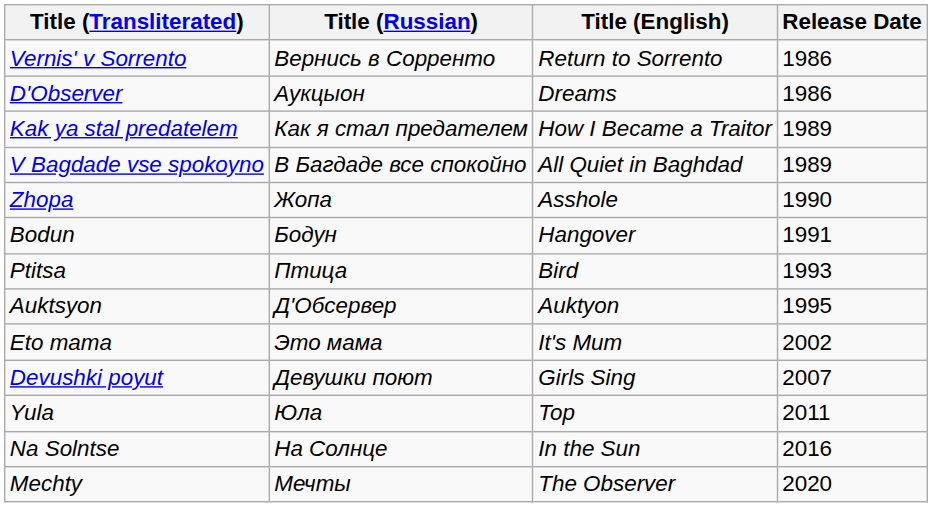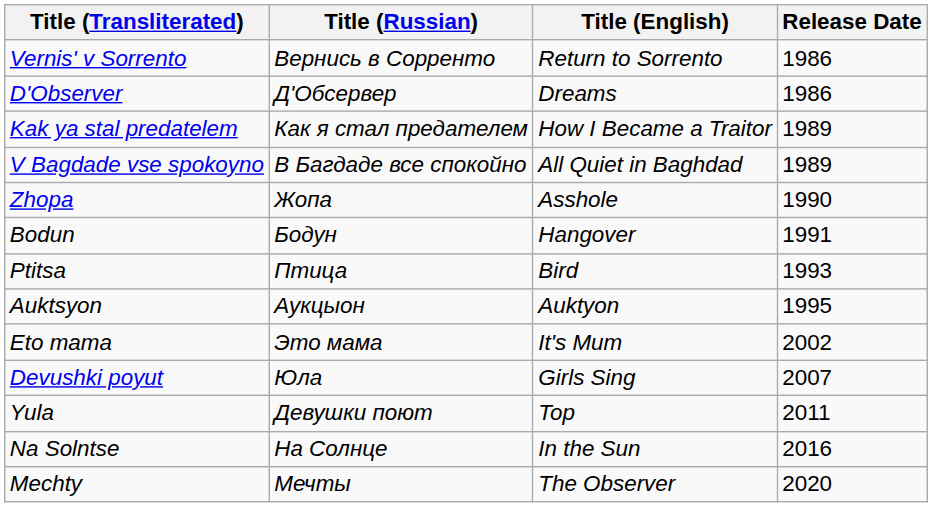(320, 93) Аукцыон -> (335, 93) Д'Обсервер
(335, 306) Д'Обсервер -> (320, 306) Аукцыон
(354, 377) Девушки поют -> (298, 377) Юла
(298, 413) Юла -> (354, 413) Девушки поют
